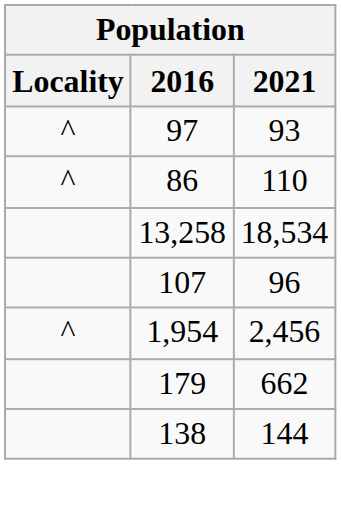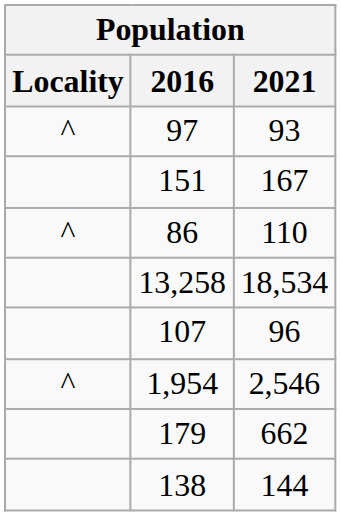+ row: (182, 181)
(284, 332) 2,456 -> (284, 383) 2,546
